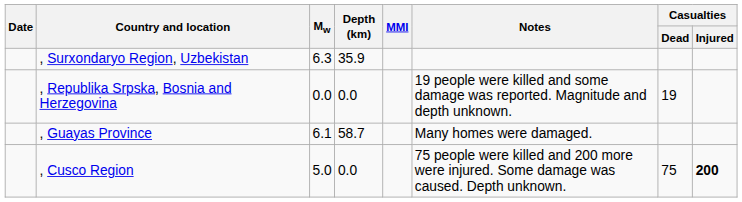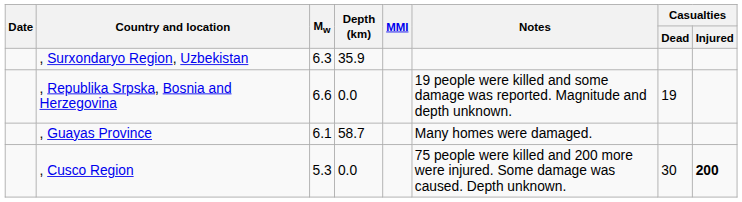(322, 96) 0.0 -> (322, 96) 6.6
(322, 170) 5.0 -> (322, 170) 5.3
(669, 170) 75 -> (669, 170) 30
